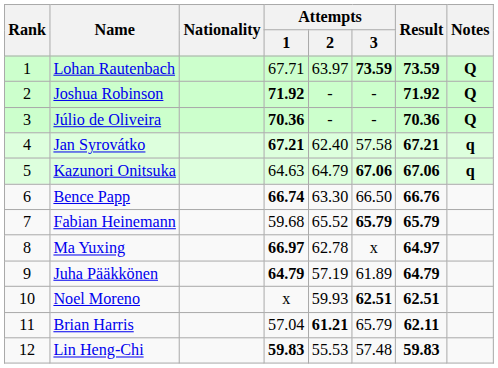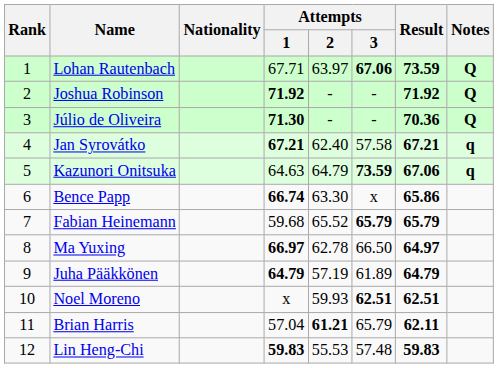(374, 68) 73.59 -> (374, 68) 67.06
(286, 119) 70.36 -> (286, 119) 71.30
(374, 171) 67.06 -> (374, 171) 73.59
(374, 196) 66.50 -> (374, 196) x
(421, 196) 66.76 -> (421, 196) 65.86
(374, 247) x -> (374, 247) 66.50
